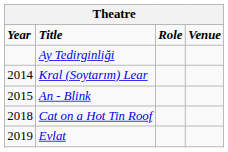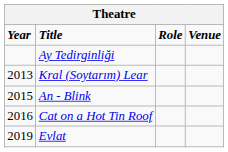(20, 75) 2014 -> (20, 75) 2013
(20, 116) 2018 -> (20, 116) 2016
